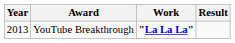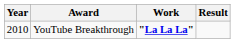(18, 30) 2013 -> (18, 30) 2010
